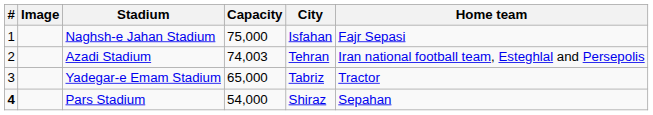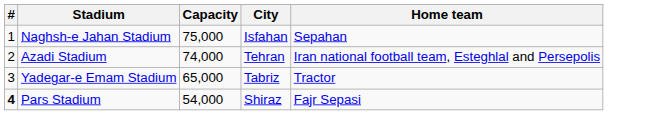- column: (40, 15)
(372, 36) Fajr Sepasi -> (320, 36) Sepahan
(247, 57) 74,003 -> (203, 57) 74,000
(365, 99) Sepahan -> (327, 99) Fajr Sepasi
